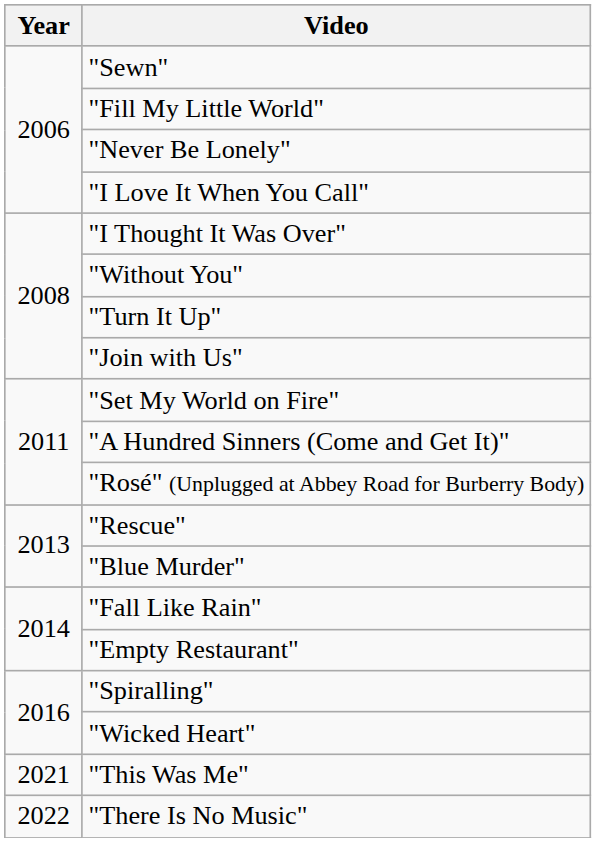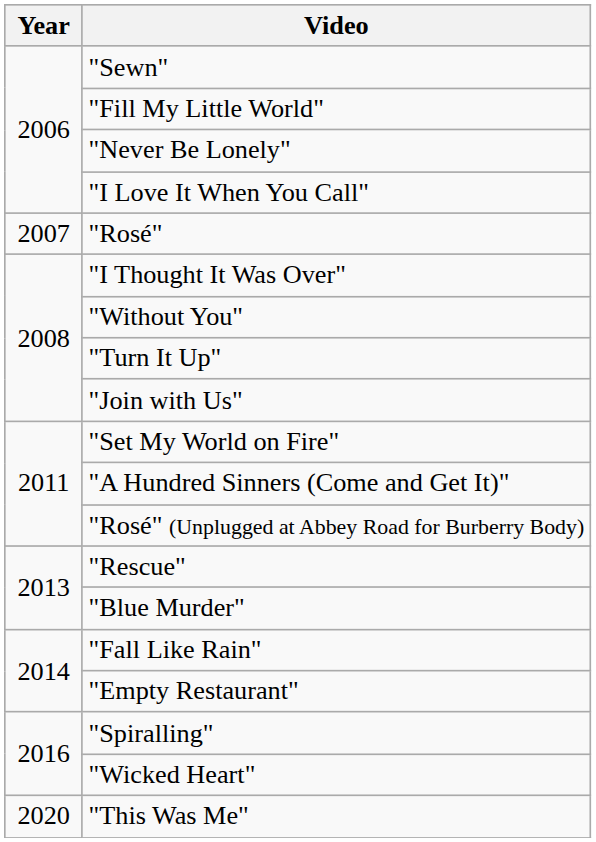+ row: (126, 233)
(44, 774) 2021 -> (44, 815) 2020
- row: (198, 815)
